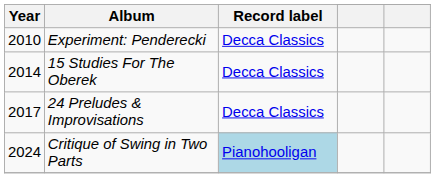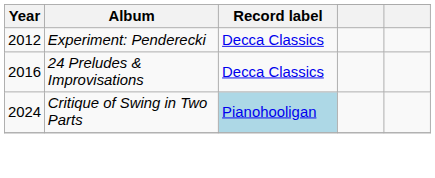(24, 39) 2010 -> (24, 39) 2012
- row: (111, 71)
(24, 112) 2017 -> (24, 71) 2016
